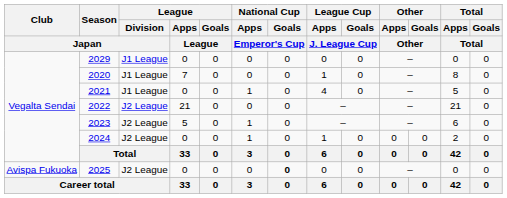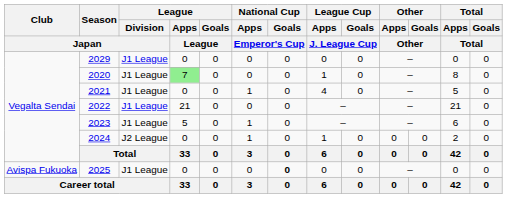(185, 75) no background -> (185, 75) lightgreen background
(145, 106) J2 League -> (145, 106) J1 League
(145, 122) J2 League -> (145, 122) J1 League
(145, 169) J2 League -> (145, 169) J1 League
